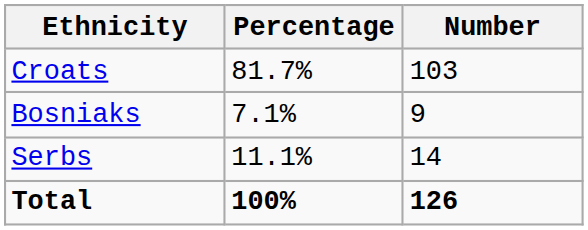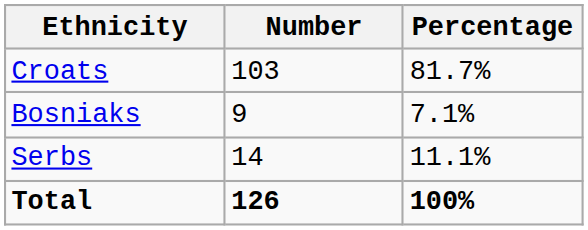columns swapped: (492, 27) <-> (314, 27)
